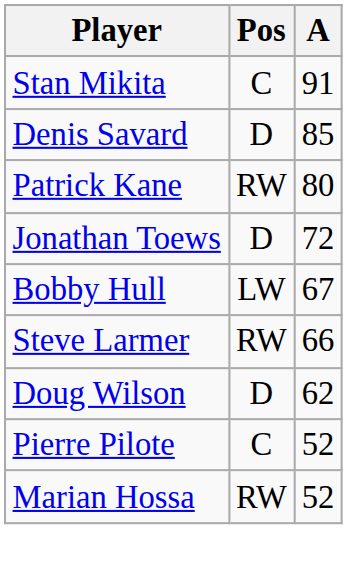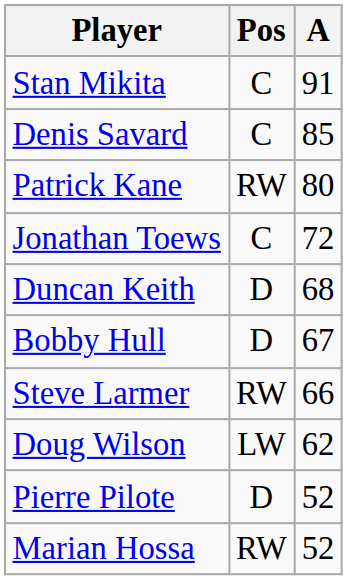(261, 133) D -> (261, 133) C
(261, 237) D -> (261, 237) C
+ row: (104, 289)
(261, 289) LW -> (261, 340) D
(261, 392) D -> (261, 444) LW
(261, 444) C -> (261, 496) D
